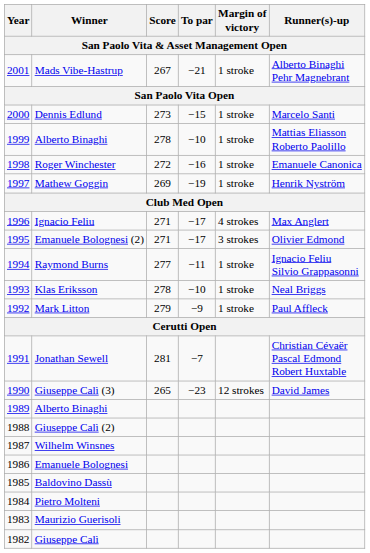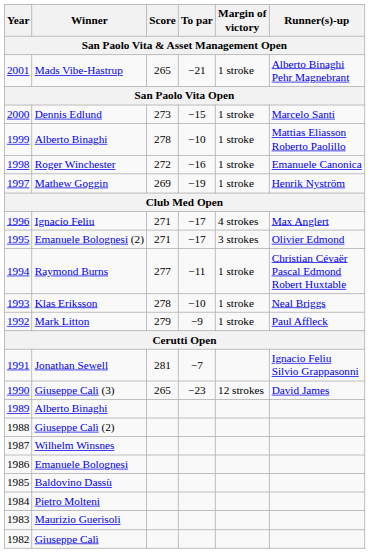(162, 71) 267 -> (162, 71) 265
(315, 264) Ignacio Feliu Silvio Grappasonni -> (310, 271) Christian Cévaër Pascal Edmond Robert Huxtable
(310, 358) Christian Cévaër Pascal Edmond Robert Huxtable -> (315, 365) Ignacio Feliu Silvio Grappasonni
